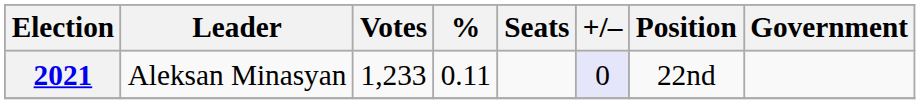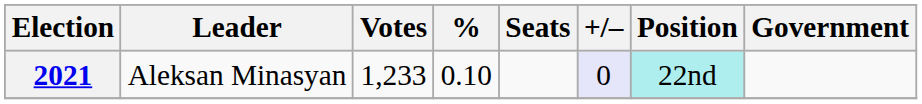(466, 74) 0.11 -> (466, 74) 0.10
(686, 74) no background -> (687, 74) paleturquoise background
